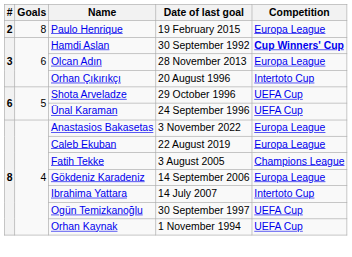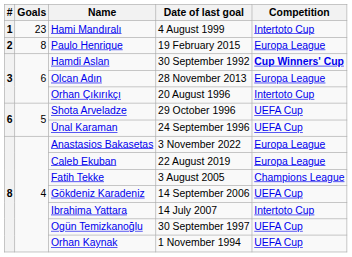+ row: (86, 29)
(290, 177) Europa League -> (279, 194) UEFA Cup
